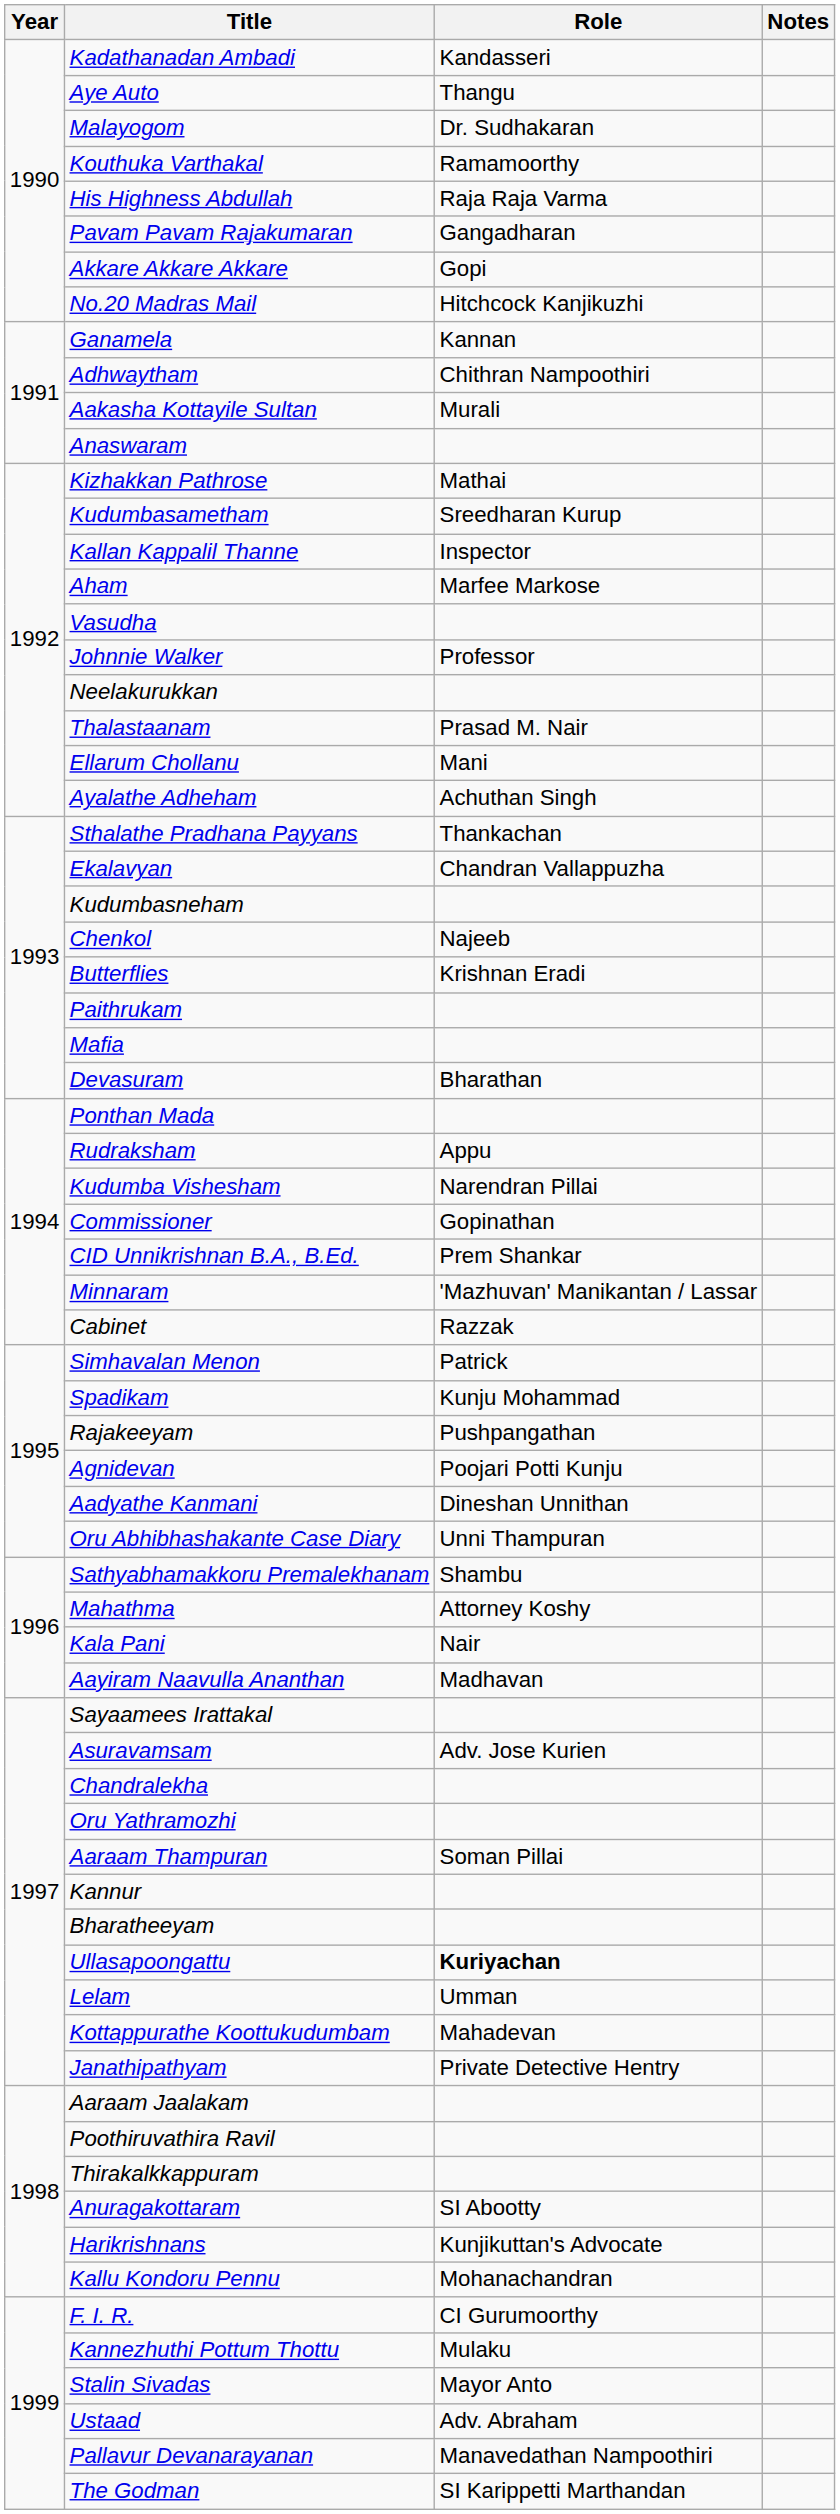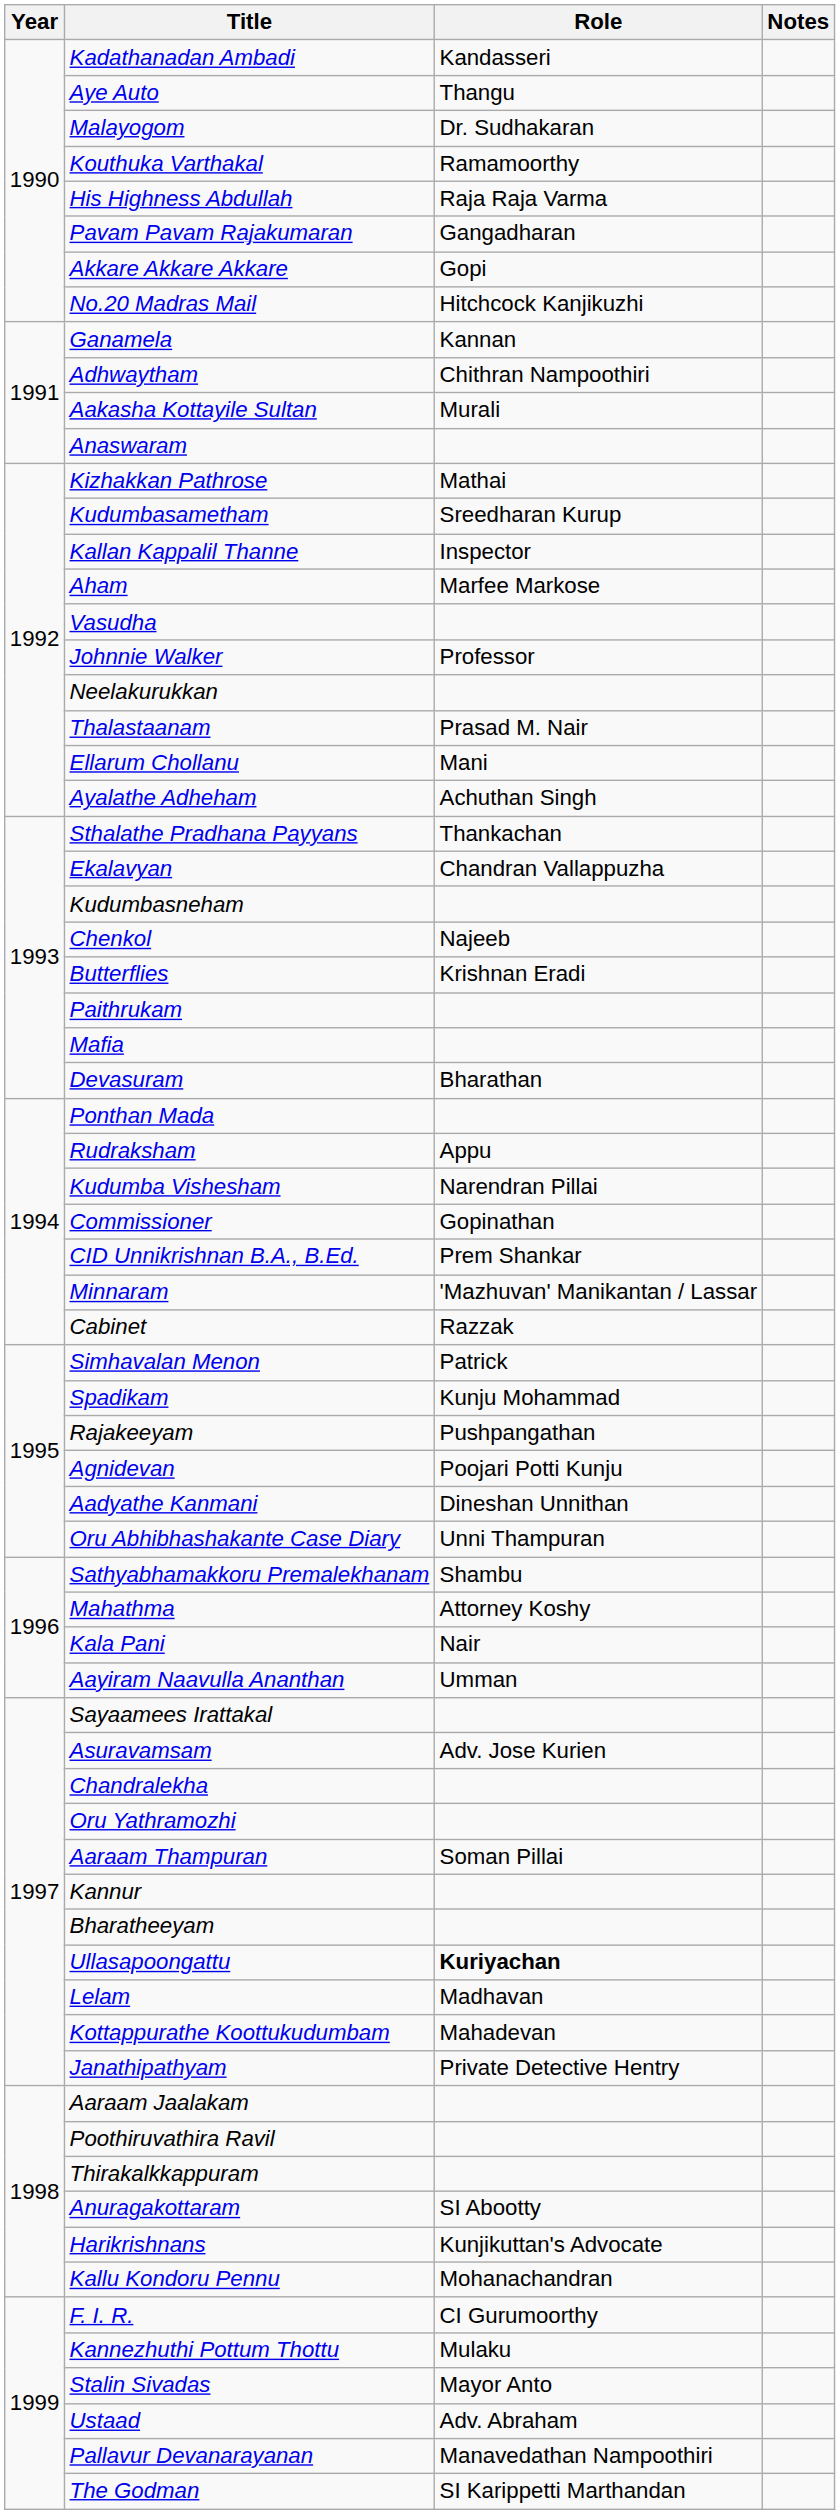(491, 1679) Madhavan -> (478, 1679) Umman
(478, 1997) Umman -> (491, 1997) Madhavan
